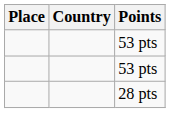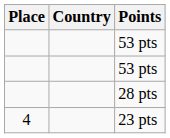+ row: (27, 119)
